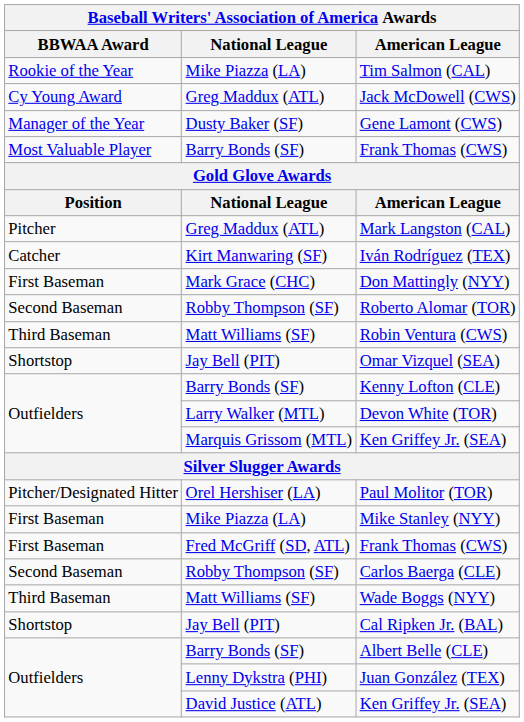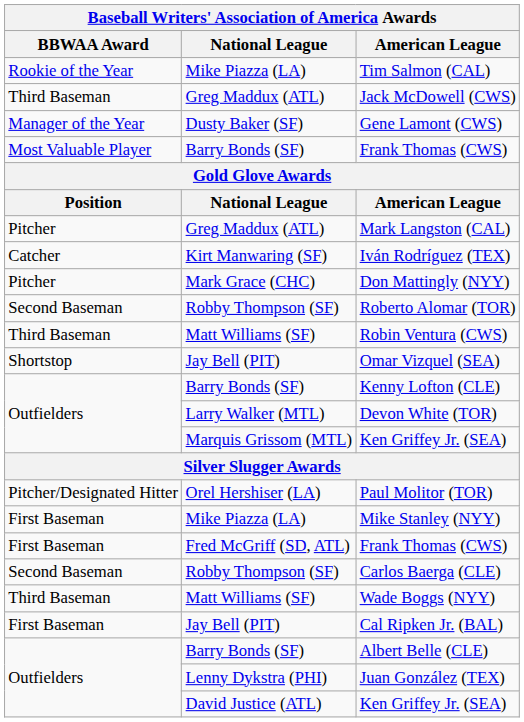(65, 96) Cy Young Award -> (59, 96) Third Baseman
(56, 281) First Baseman -> (32, 281) Pitcher
(40, 624) Shortstop -> (56, 624) First Baseman
